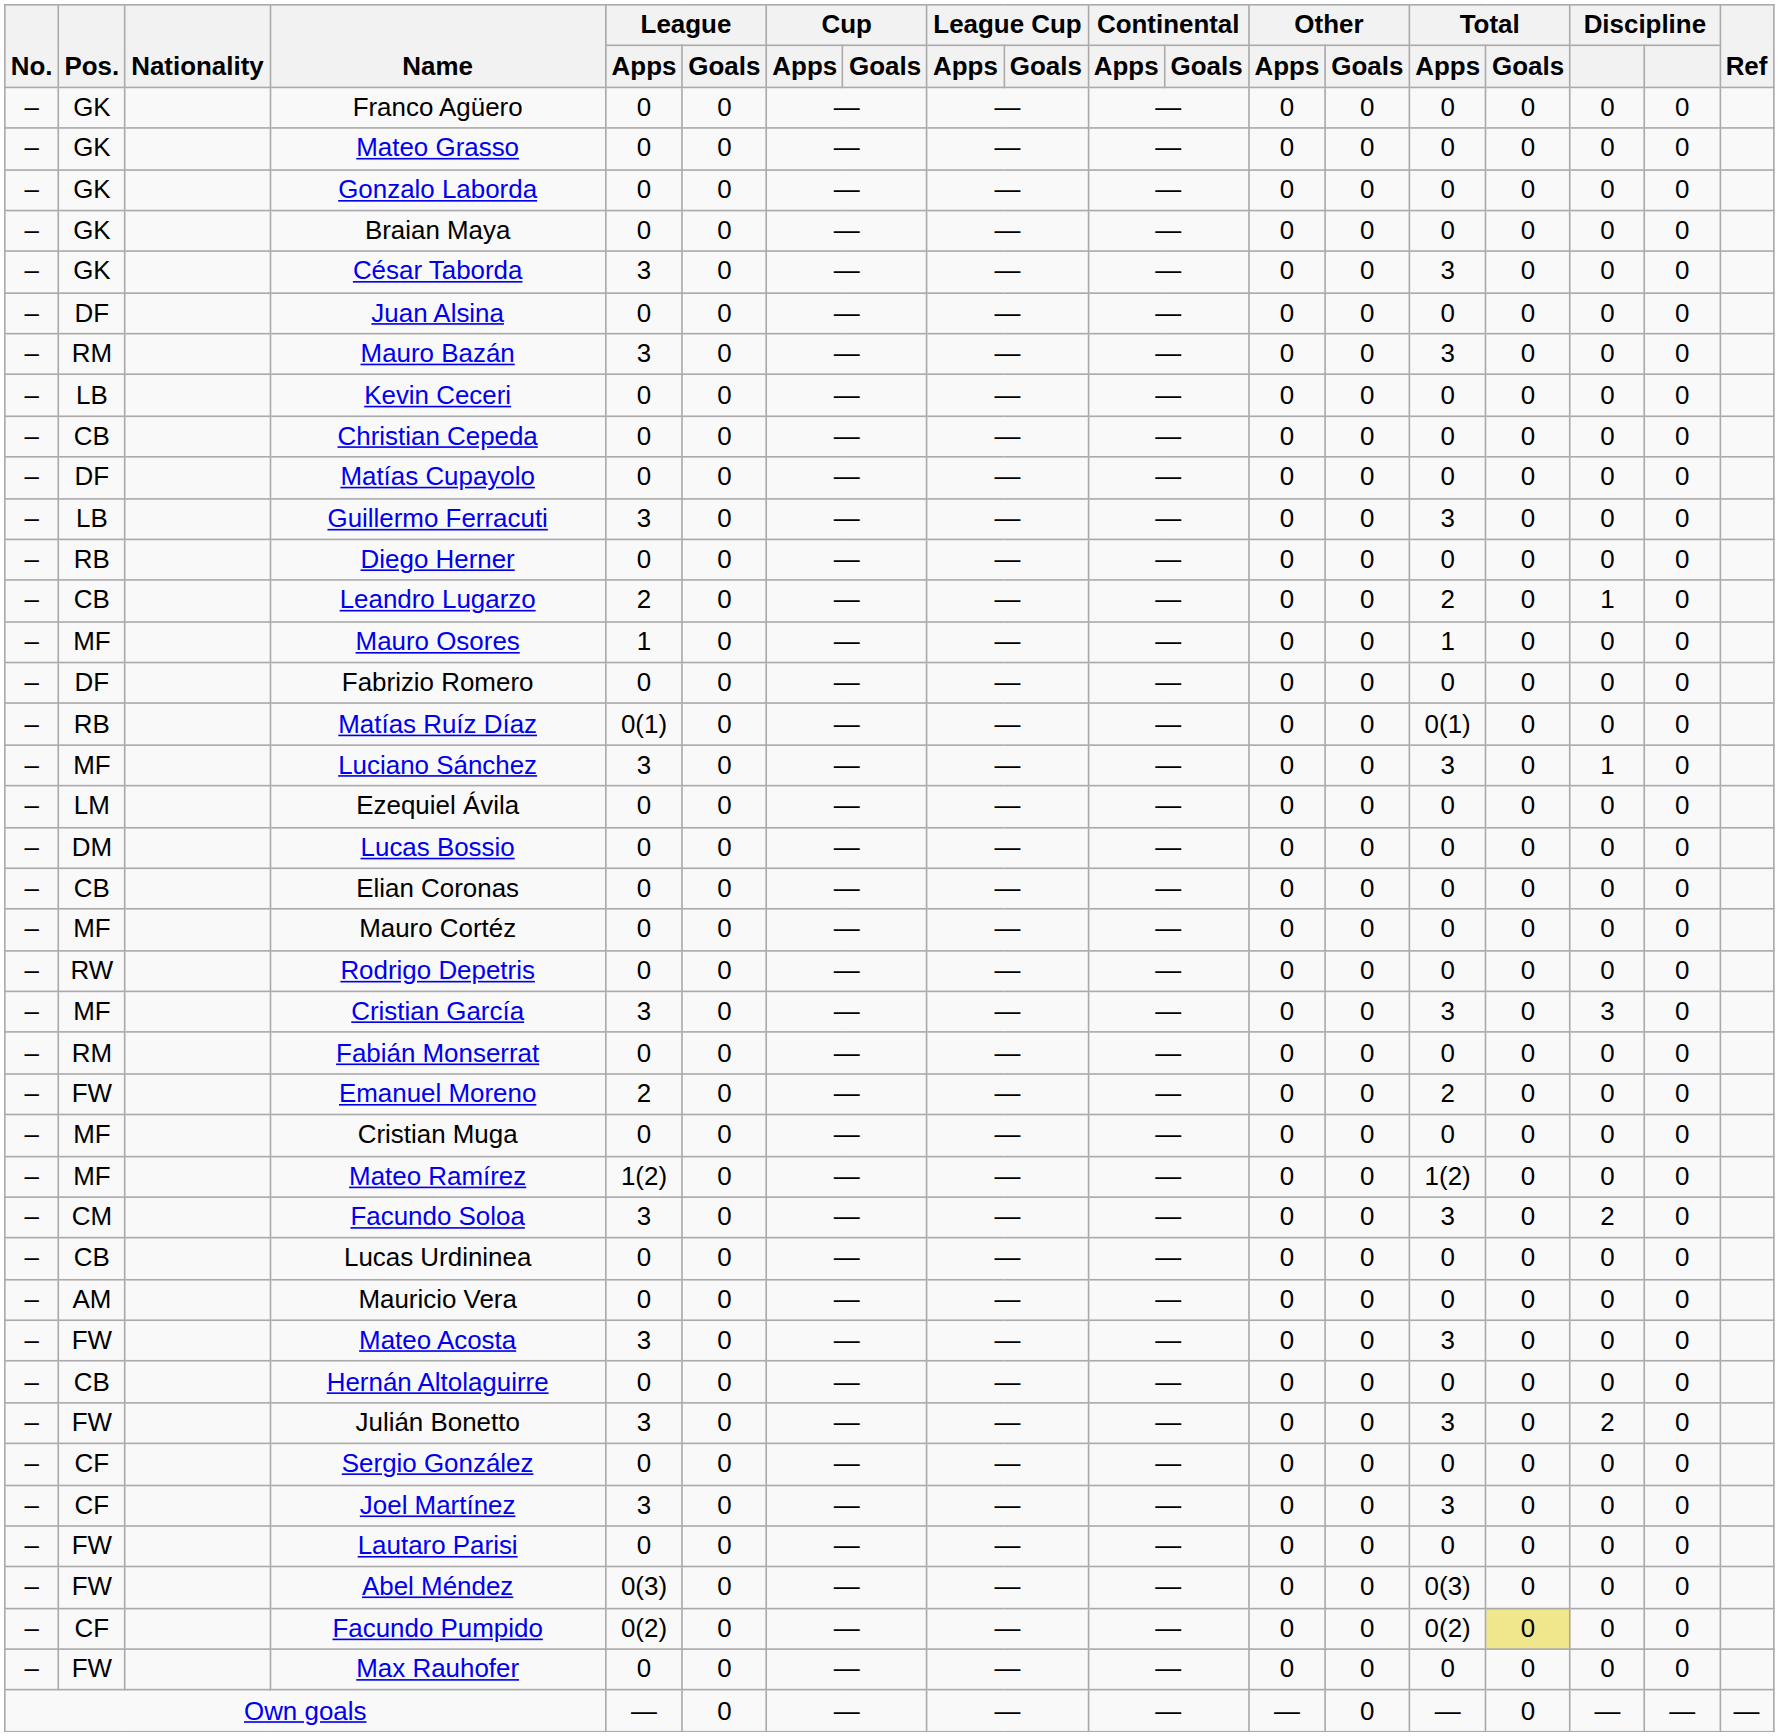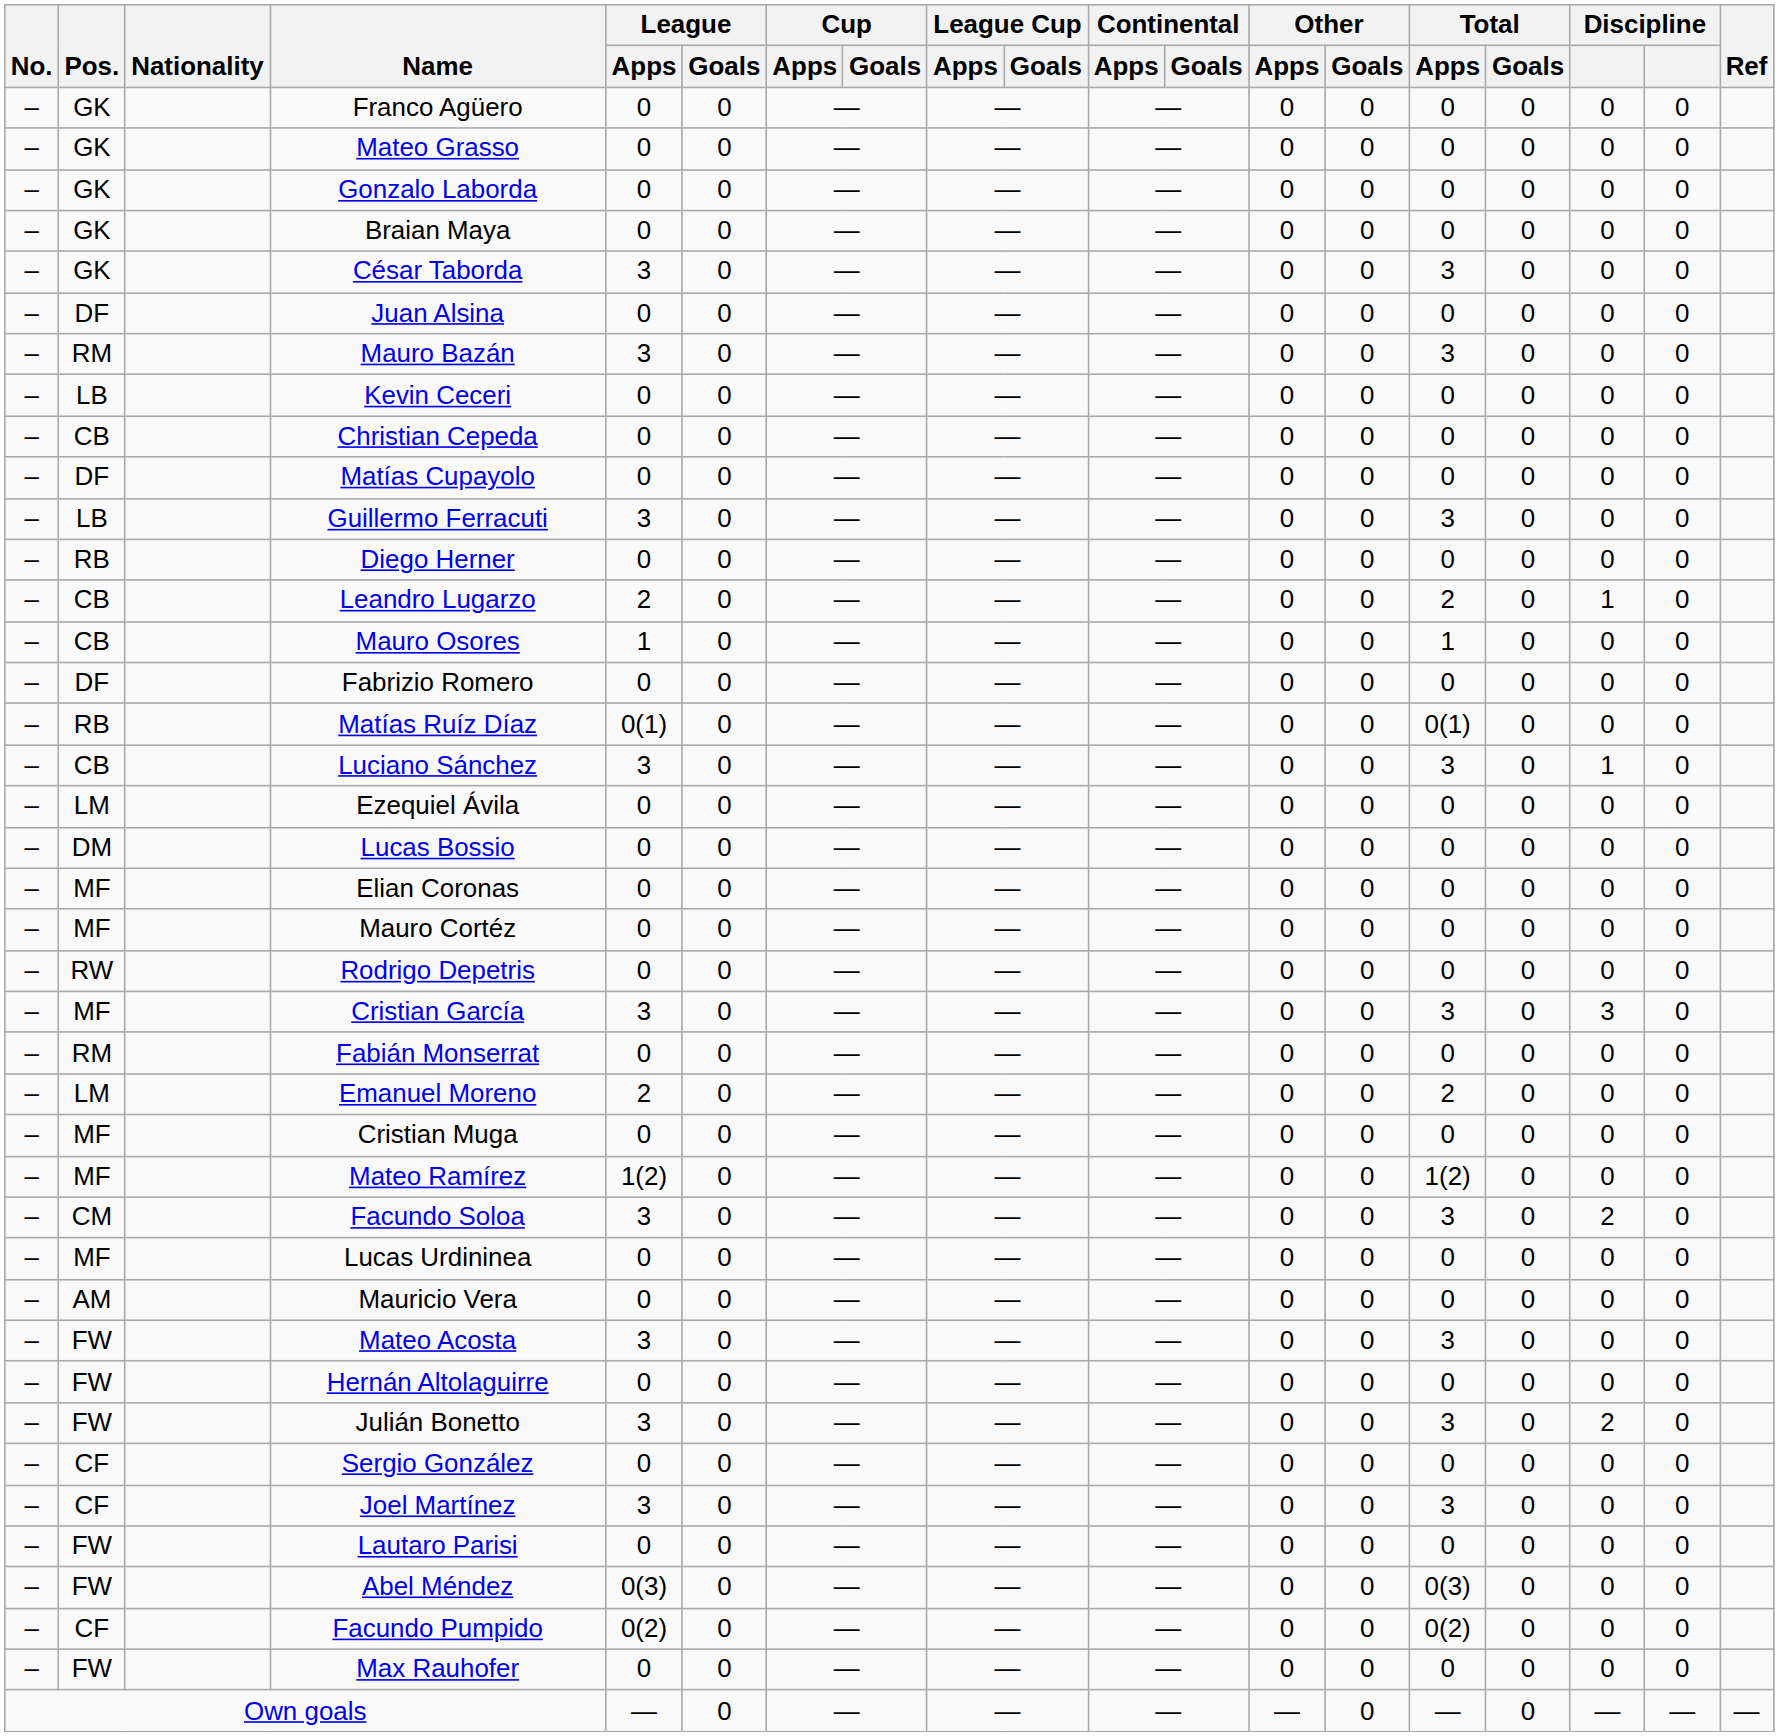(92, 641) MF -> (92, 641) CB
(92, 764) MF -> (92, 764) CB
(92, 888) CB -> (92, 888) MF
(92, 1093) FW -> (92, 1093) LM
(92, 1258) CB -> (92, 1258) MF
(92, 1381) CB -> (92, 1381) FW
(1528, 1628) khaki background -> (1528, 1628) no background
